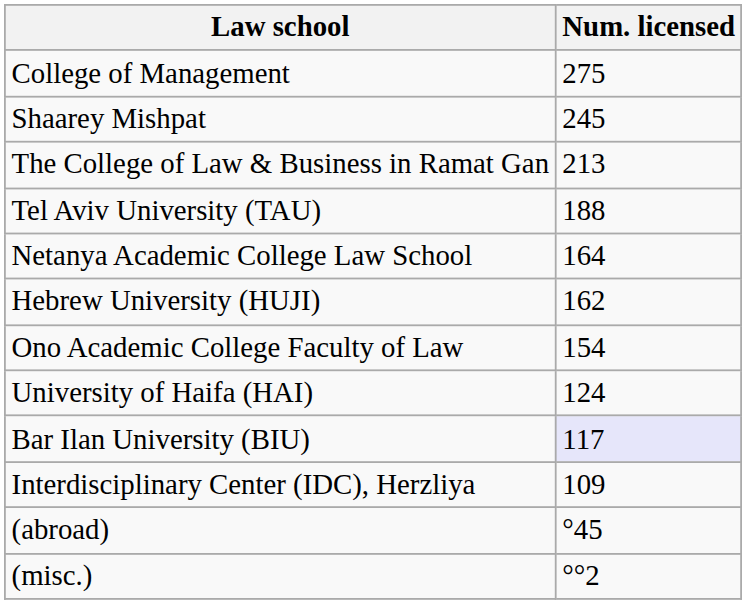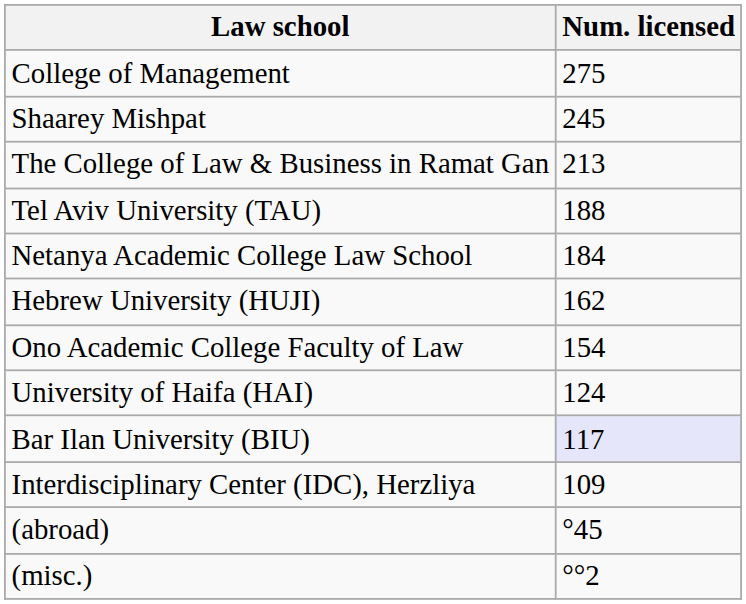(584, 255) 164 -> (584, 255) 184
